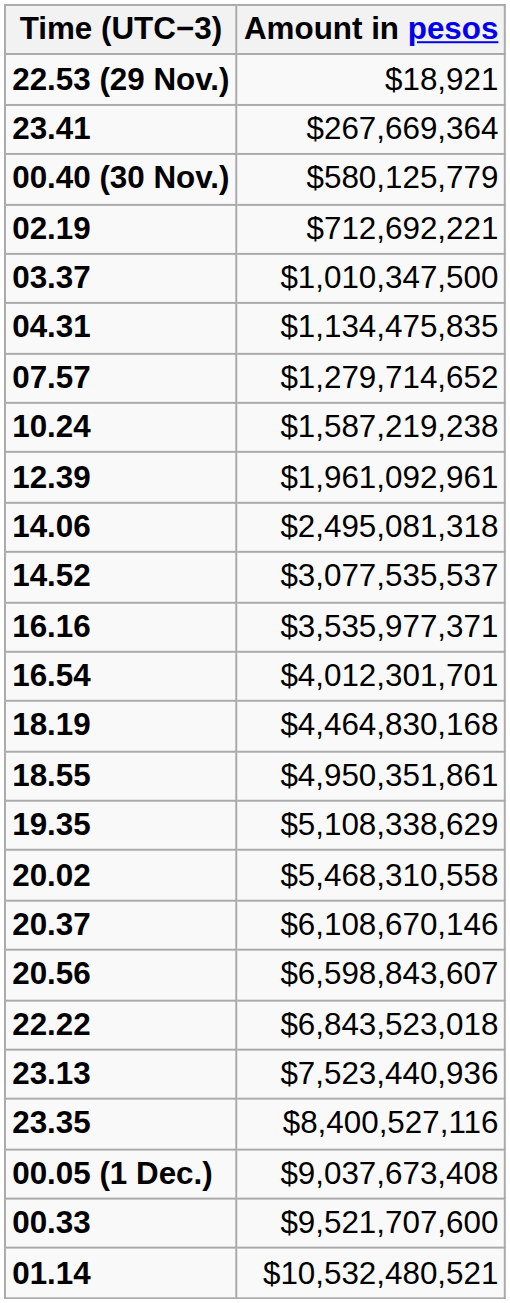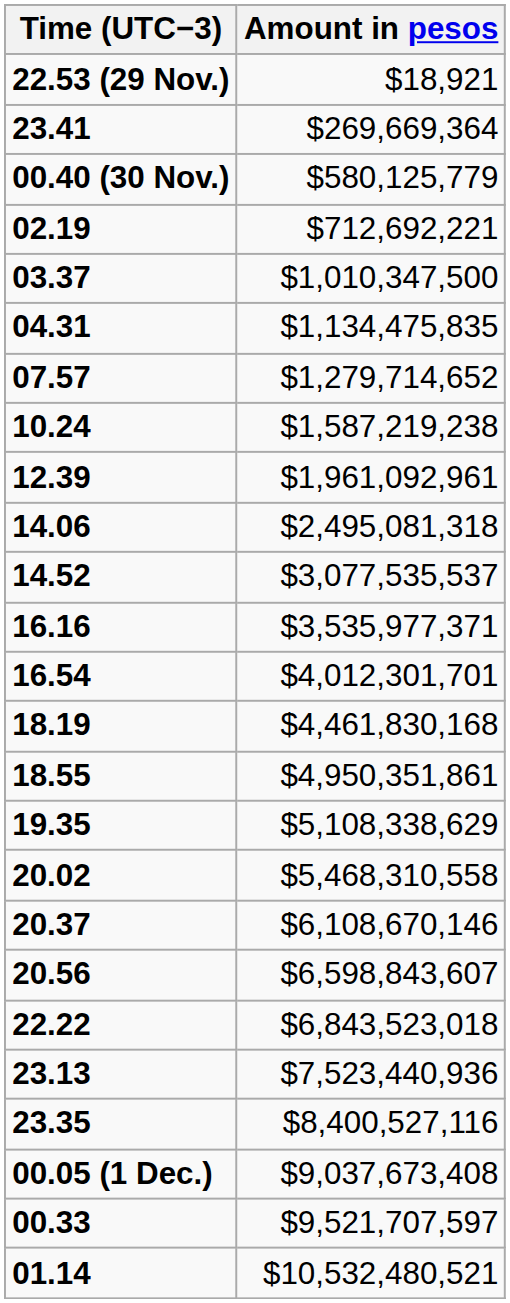(402, 128) $267,669,364 -> (402, 128) $269,669,364
(389, 725) $4,464,830,168 -> (389, 725) $4,461,830,168
(389, 1223) $9,521,707,600 -> (389, 1223) $9,521,707,597
